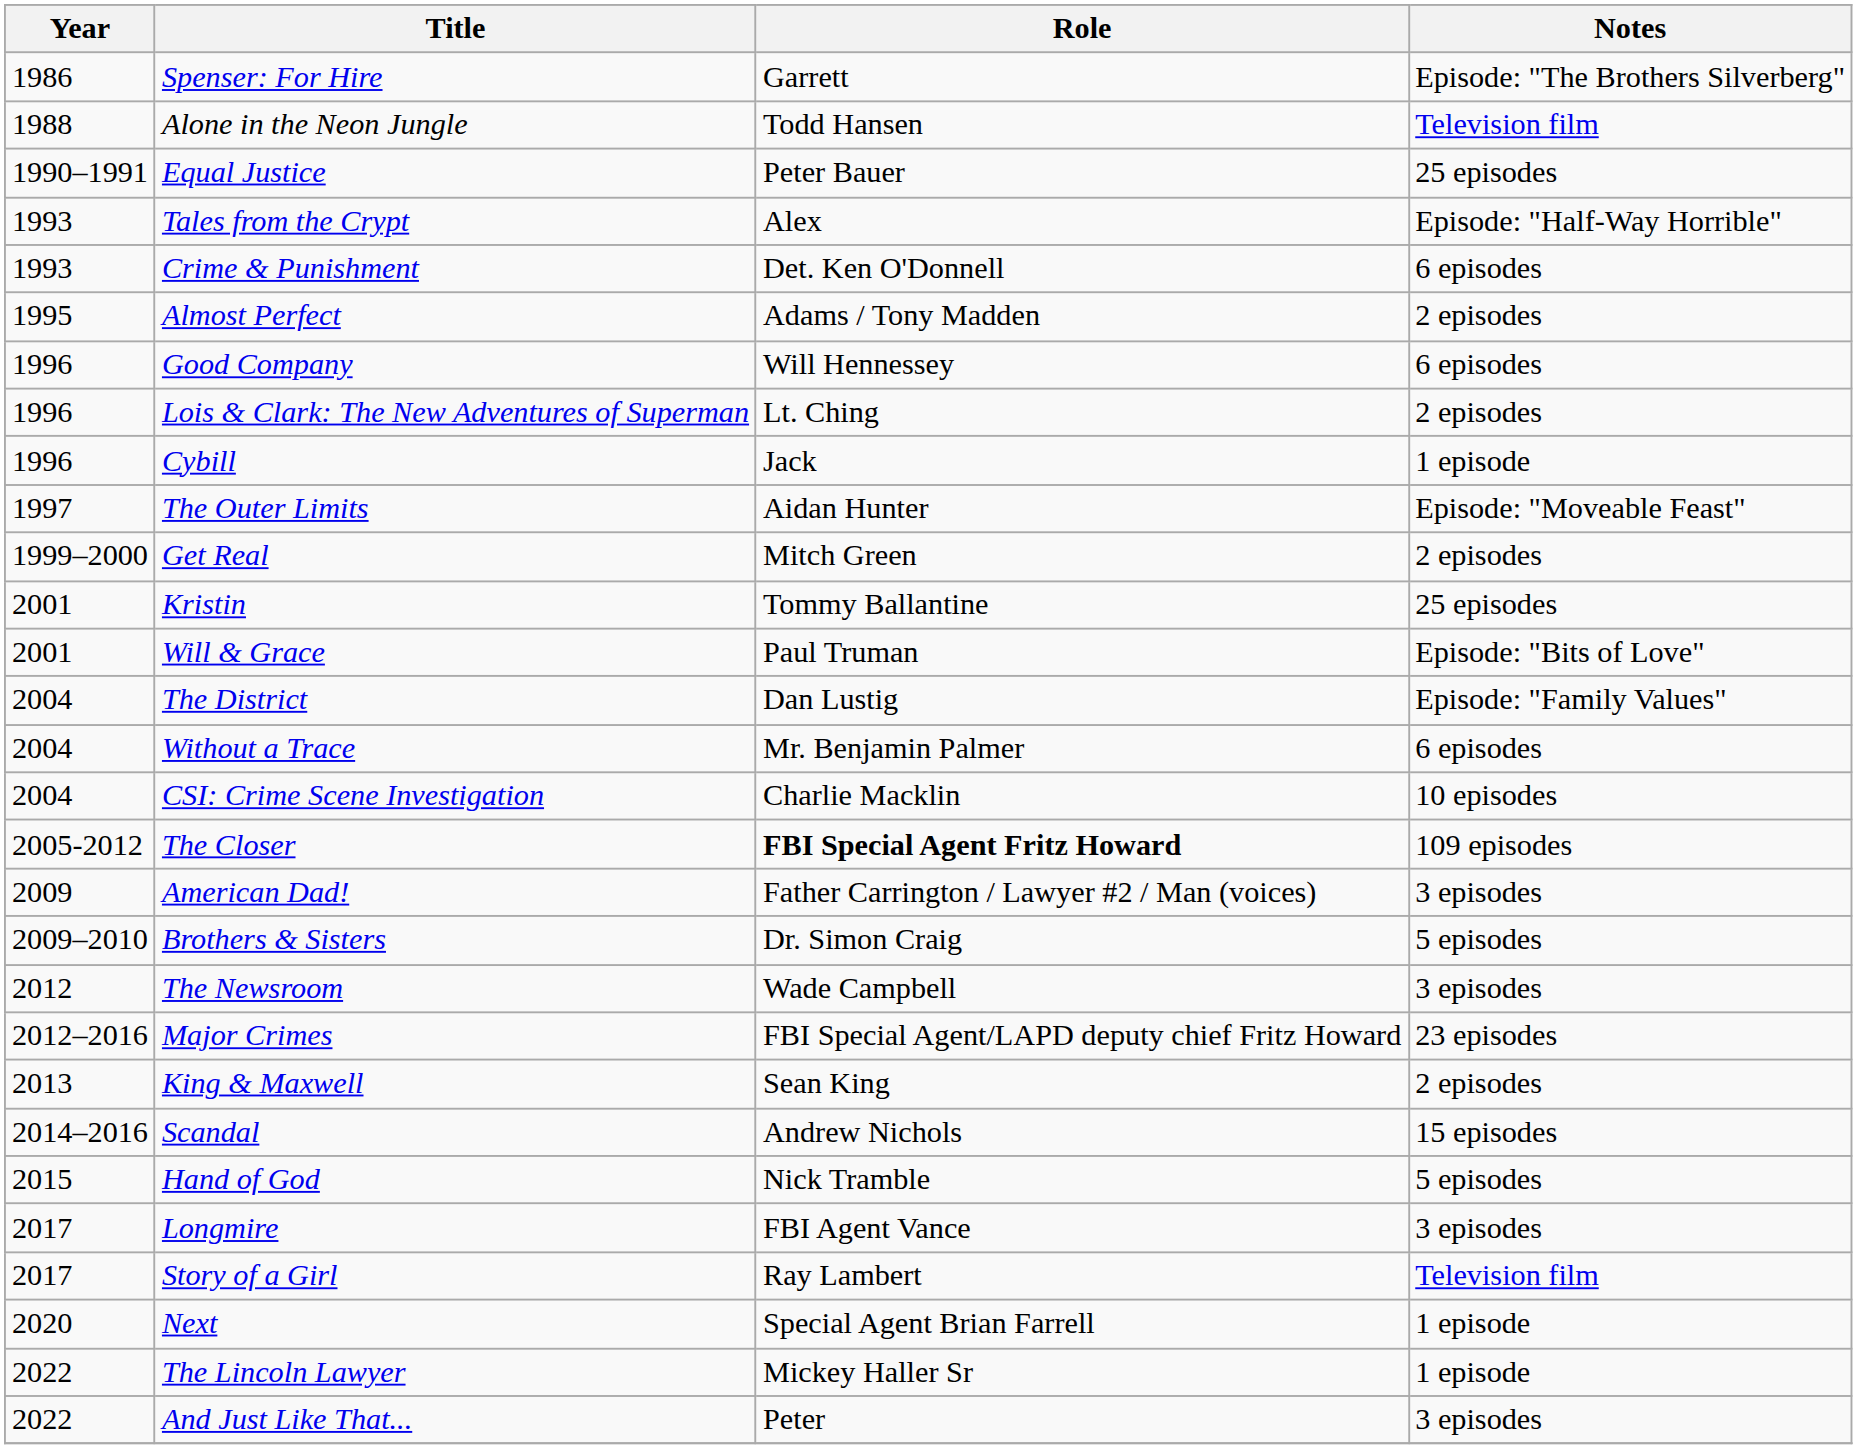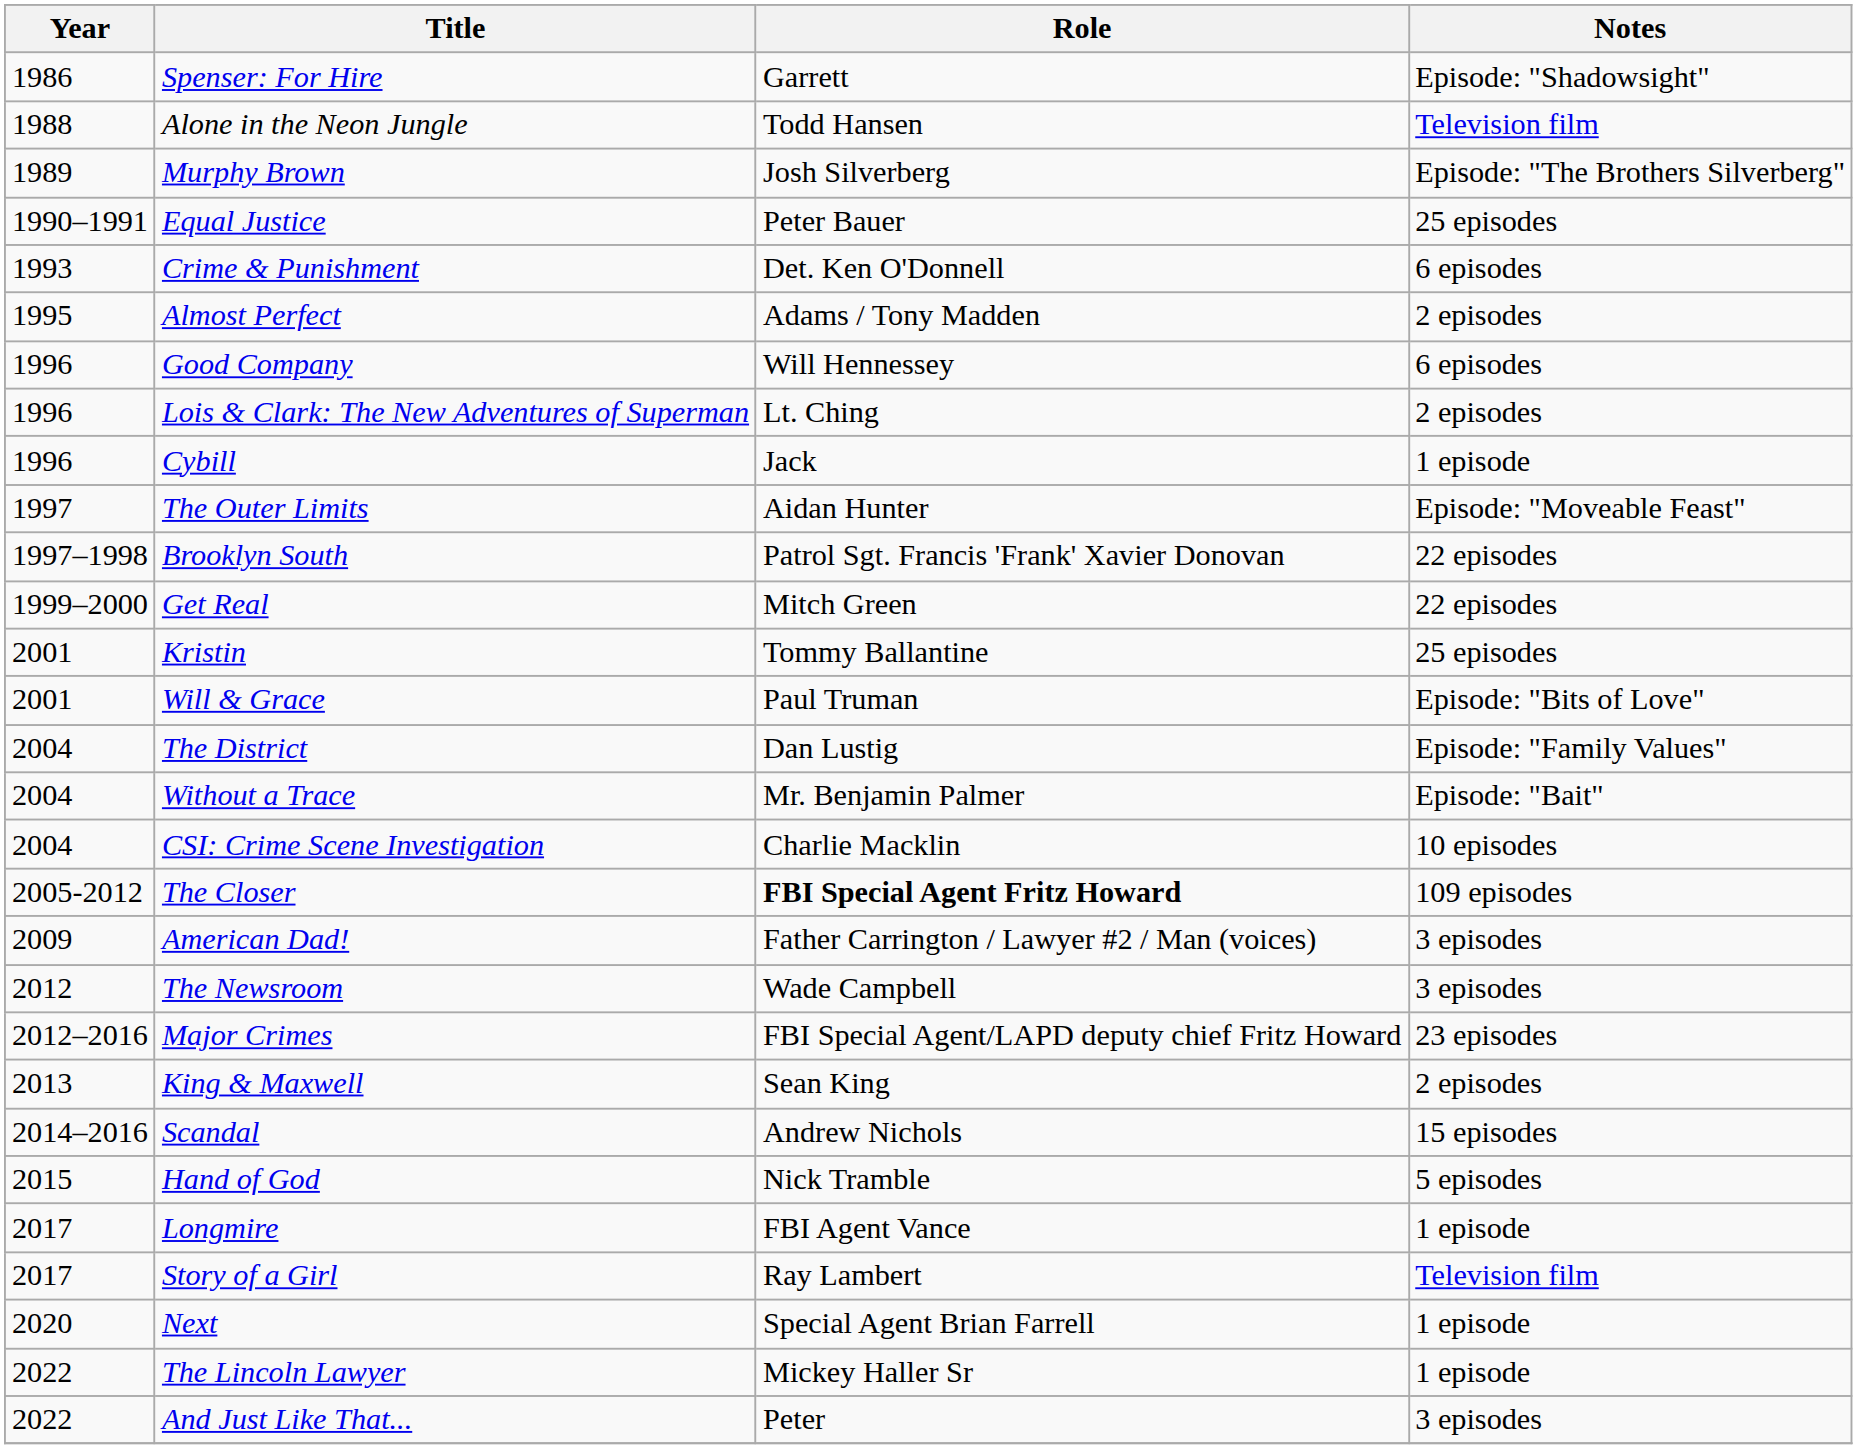(1630, 76) Episode: "The Brothers Silverberg" -> (1562, 76) Episode: "Shadowsight"
+ row: (253, 172)
- row: (286, 220)
+ row: (255, 556)
(1479, 556) 2 episodes -> (1486, 603) 22 episodes
(1479, 747) 6 episodes -> (1509, 795) Episode: "Bait"
- row: (274, 939)
(1479, 1227) 3 episodes -> (1473, 1227) 1 episode
